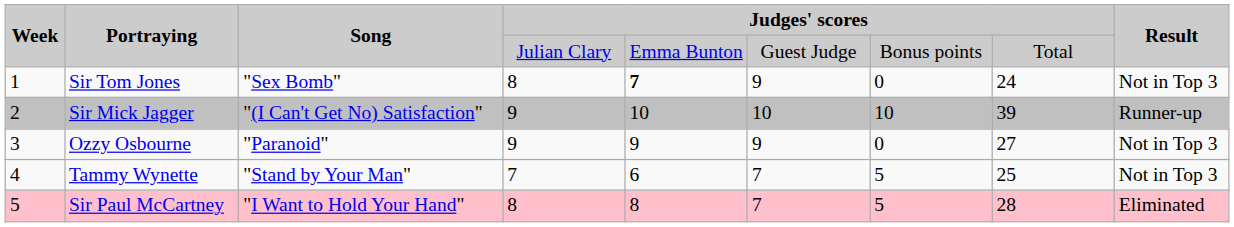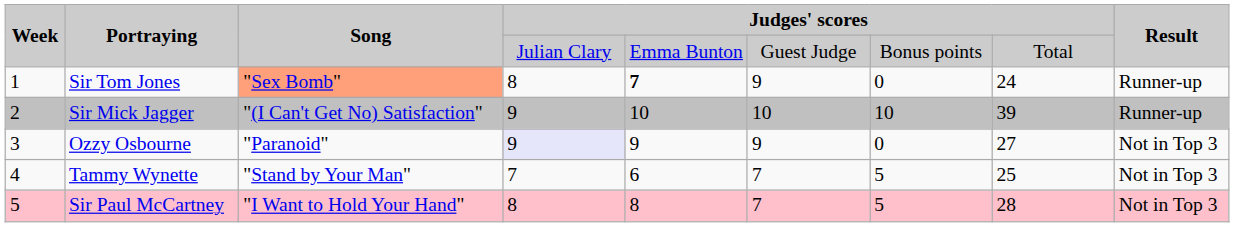(292, 81) no background -> (292, 81) lightsalmon background
(1168, 81) Not in Top 3 -> (1160, 81) Runner-up
(512, 143) no background -> (512, 143) lavender background
(1162, 205) Eliminated -> (1168, 205) Not in Top 3
